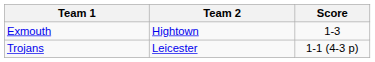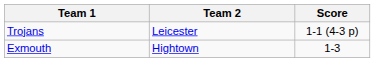rows swapped: (25, 48) <-> (29, 31)
